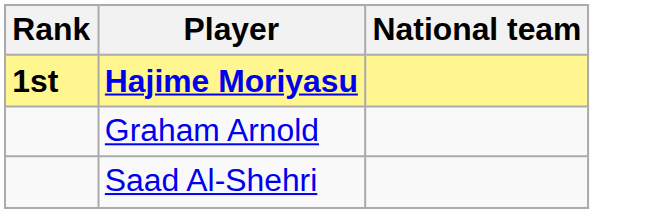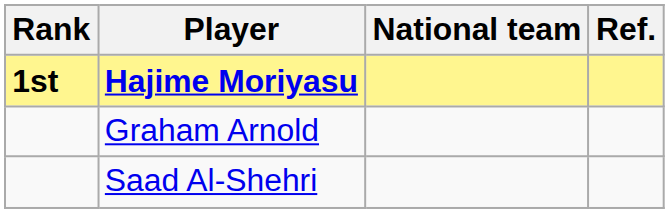+ column: (626, 29)
